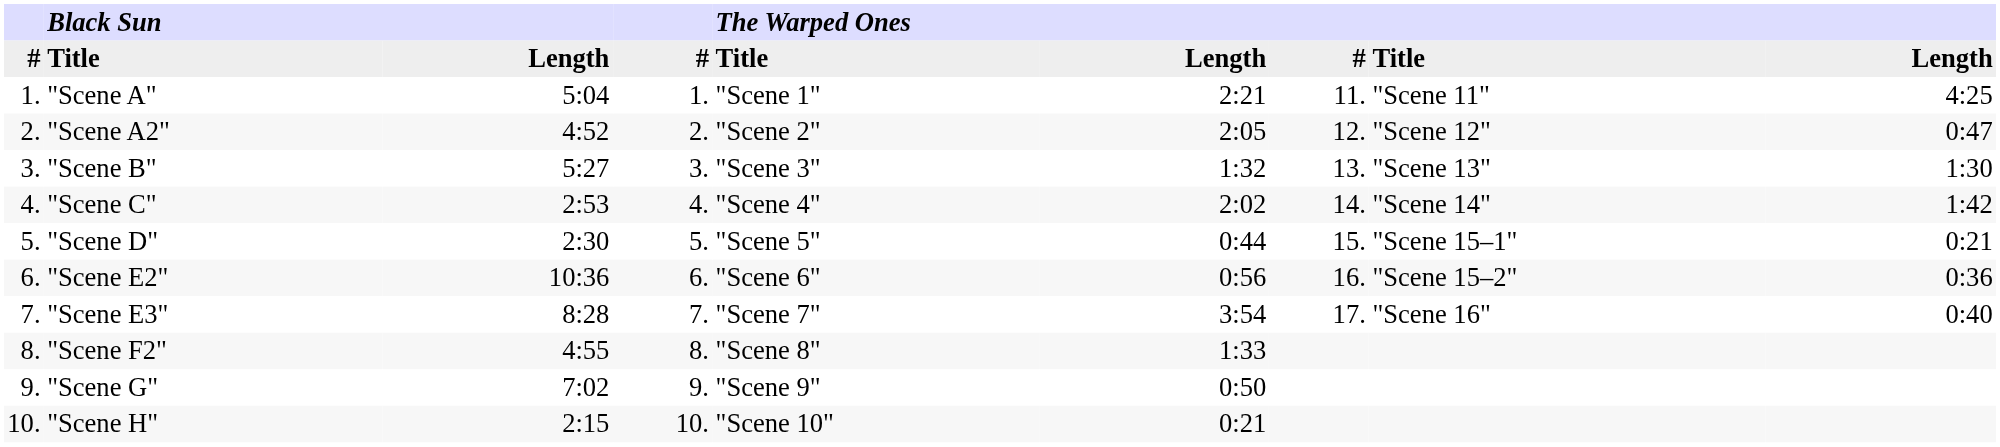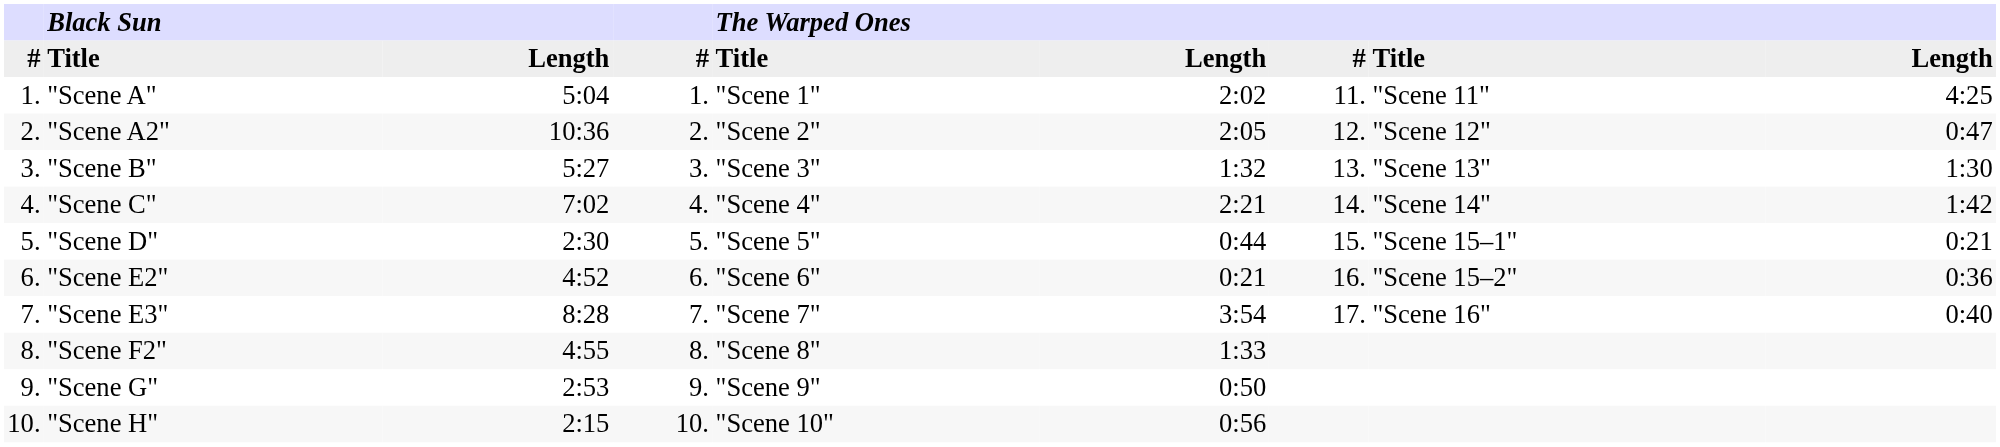(1243, 94) 2:21 -> (1243, 94) 2:02
(586, 131) 4:52 -> (579, 131) 10:36
(586, 204) 2:53 -> (586, 204) 7:02
(1243, 204) 2:02 -> (1243, 204) 2:21
(579, 277) 10:36 -> (586, 277) 4:52
(1243, 277) 0:56 -> (1243, 277) 0:21
(586, 387) 7:02 -> (586, 387) 2:53
(1243, 423) 0:21 -> (1243, 423) 0:56
